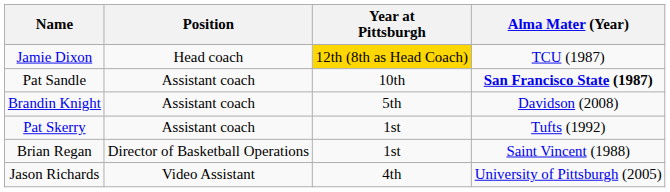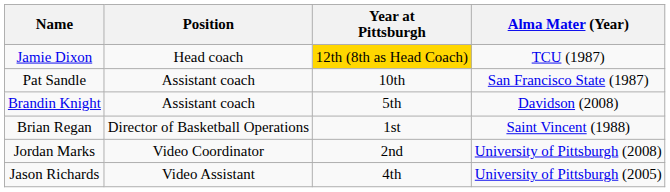(568, 80) bold -> (568, 80) normal
- row: (54, 127)
+ row: (54, 151)
